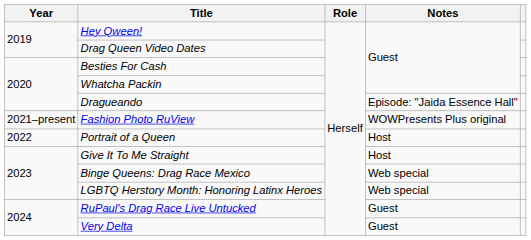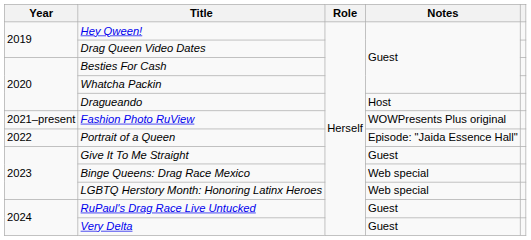(443, 102) Episode: "Jaida Essence Hall" -> (379, 102) Host
(379, 137) Host -> (443, 137) Episode: "Jaida Essence Hall"
(379, 155) Host -> (383, 155) Guest
